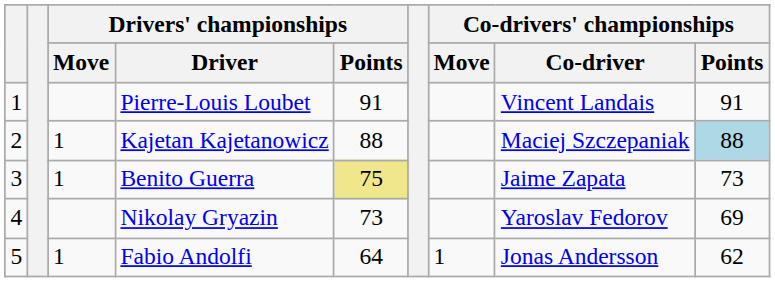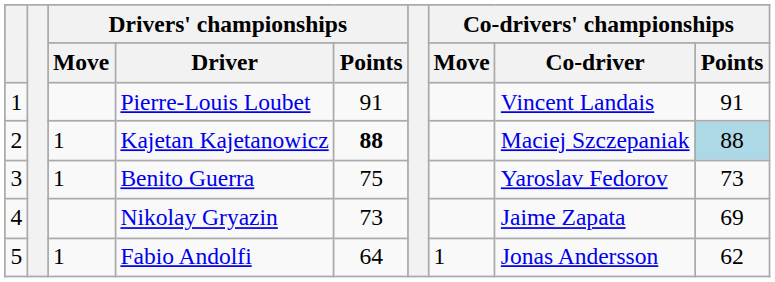(371, 139) normal -> (371, 139) bold
(371, 178) khaki background -> (371, 178) no background
(563, 178) Jaime Zapata -> (584, 178) Yaroslav Fedorov
(584, 217) Yaroslav Fedorov -> (563, 217) Jaime Zapata
